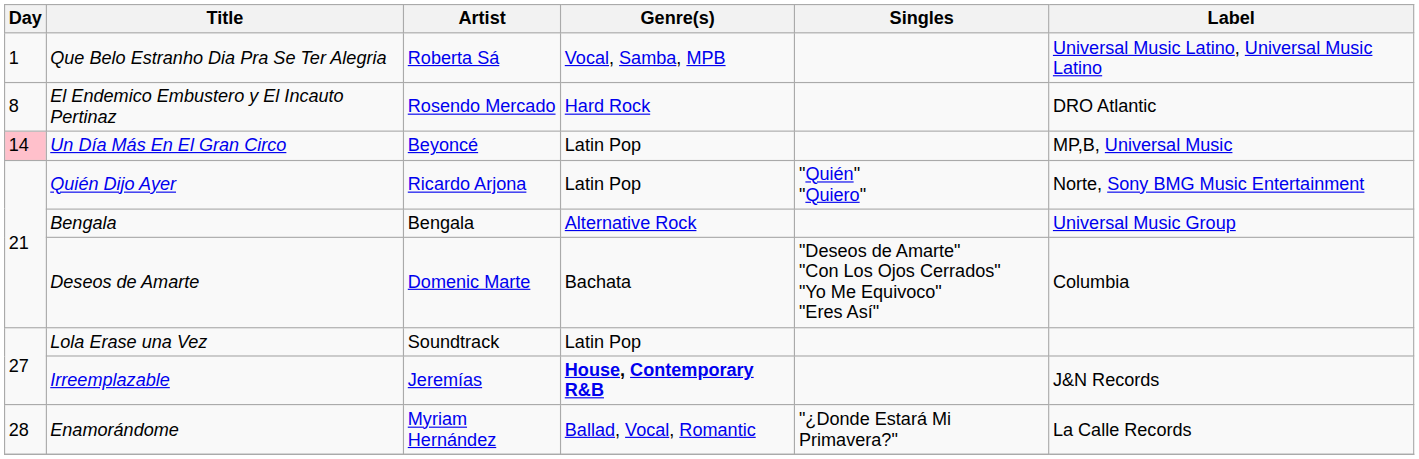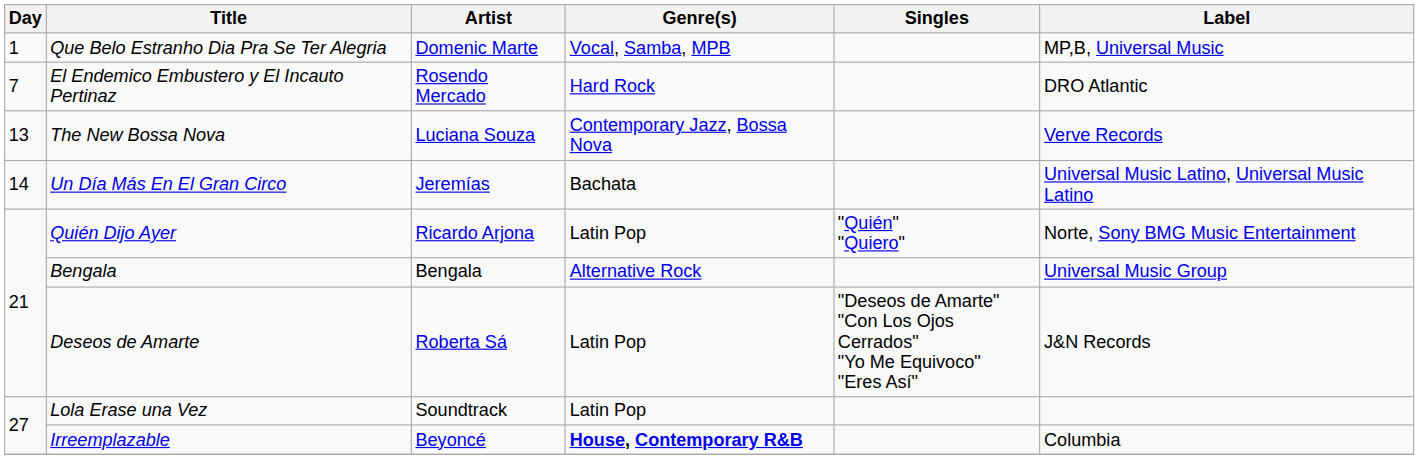(454, 57) Roberta Sá -> (477, 47) Domenic Marte
(1213, 57) Universal Music Latino, Universal Music Latino -> (1134, 47) MP,B, Universal Music
(14, 106) 8 -> (14, 86) 7
+ row: (138, 135)
(19, 145) pink background -> (19, 184) no background
(443, 145) Beyoncé -> (453, 184) Jeremías
(603, 145) Latin Pop -> (603, 184) Bachata
(1143, 145) MP,B, Universal Music -> (1204, 184) Universal Music Latino, Universal Music Latino
(469, 282) Domenic Marte -> (461, 341) Roberta Sá
(598, 282) Bachata -> (608, 341) Latin Pop
(1091, 282) Columbia -> (1097, 341) J&N Records
(445, 380) Jeremías -> (451, 439) Beyoncé
(1106, 380) J&N Records -> (1082, 439) Columbia
- row: (115, 429)
